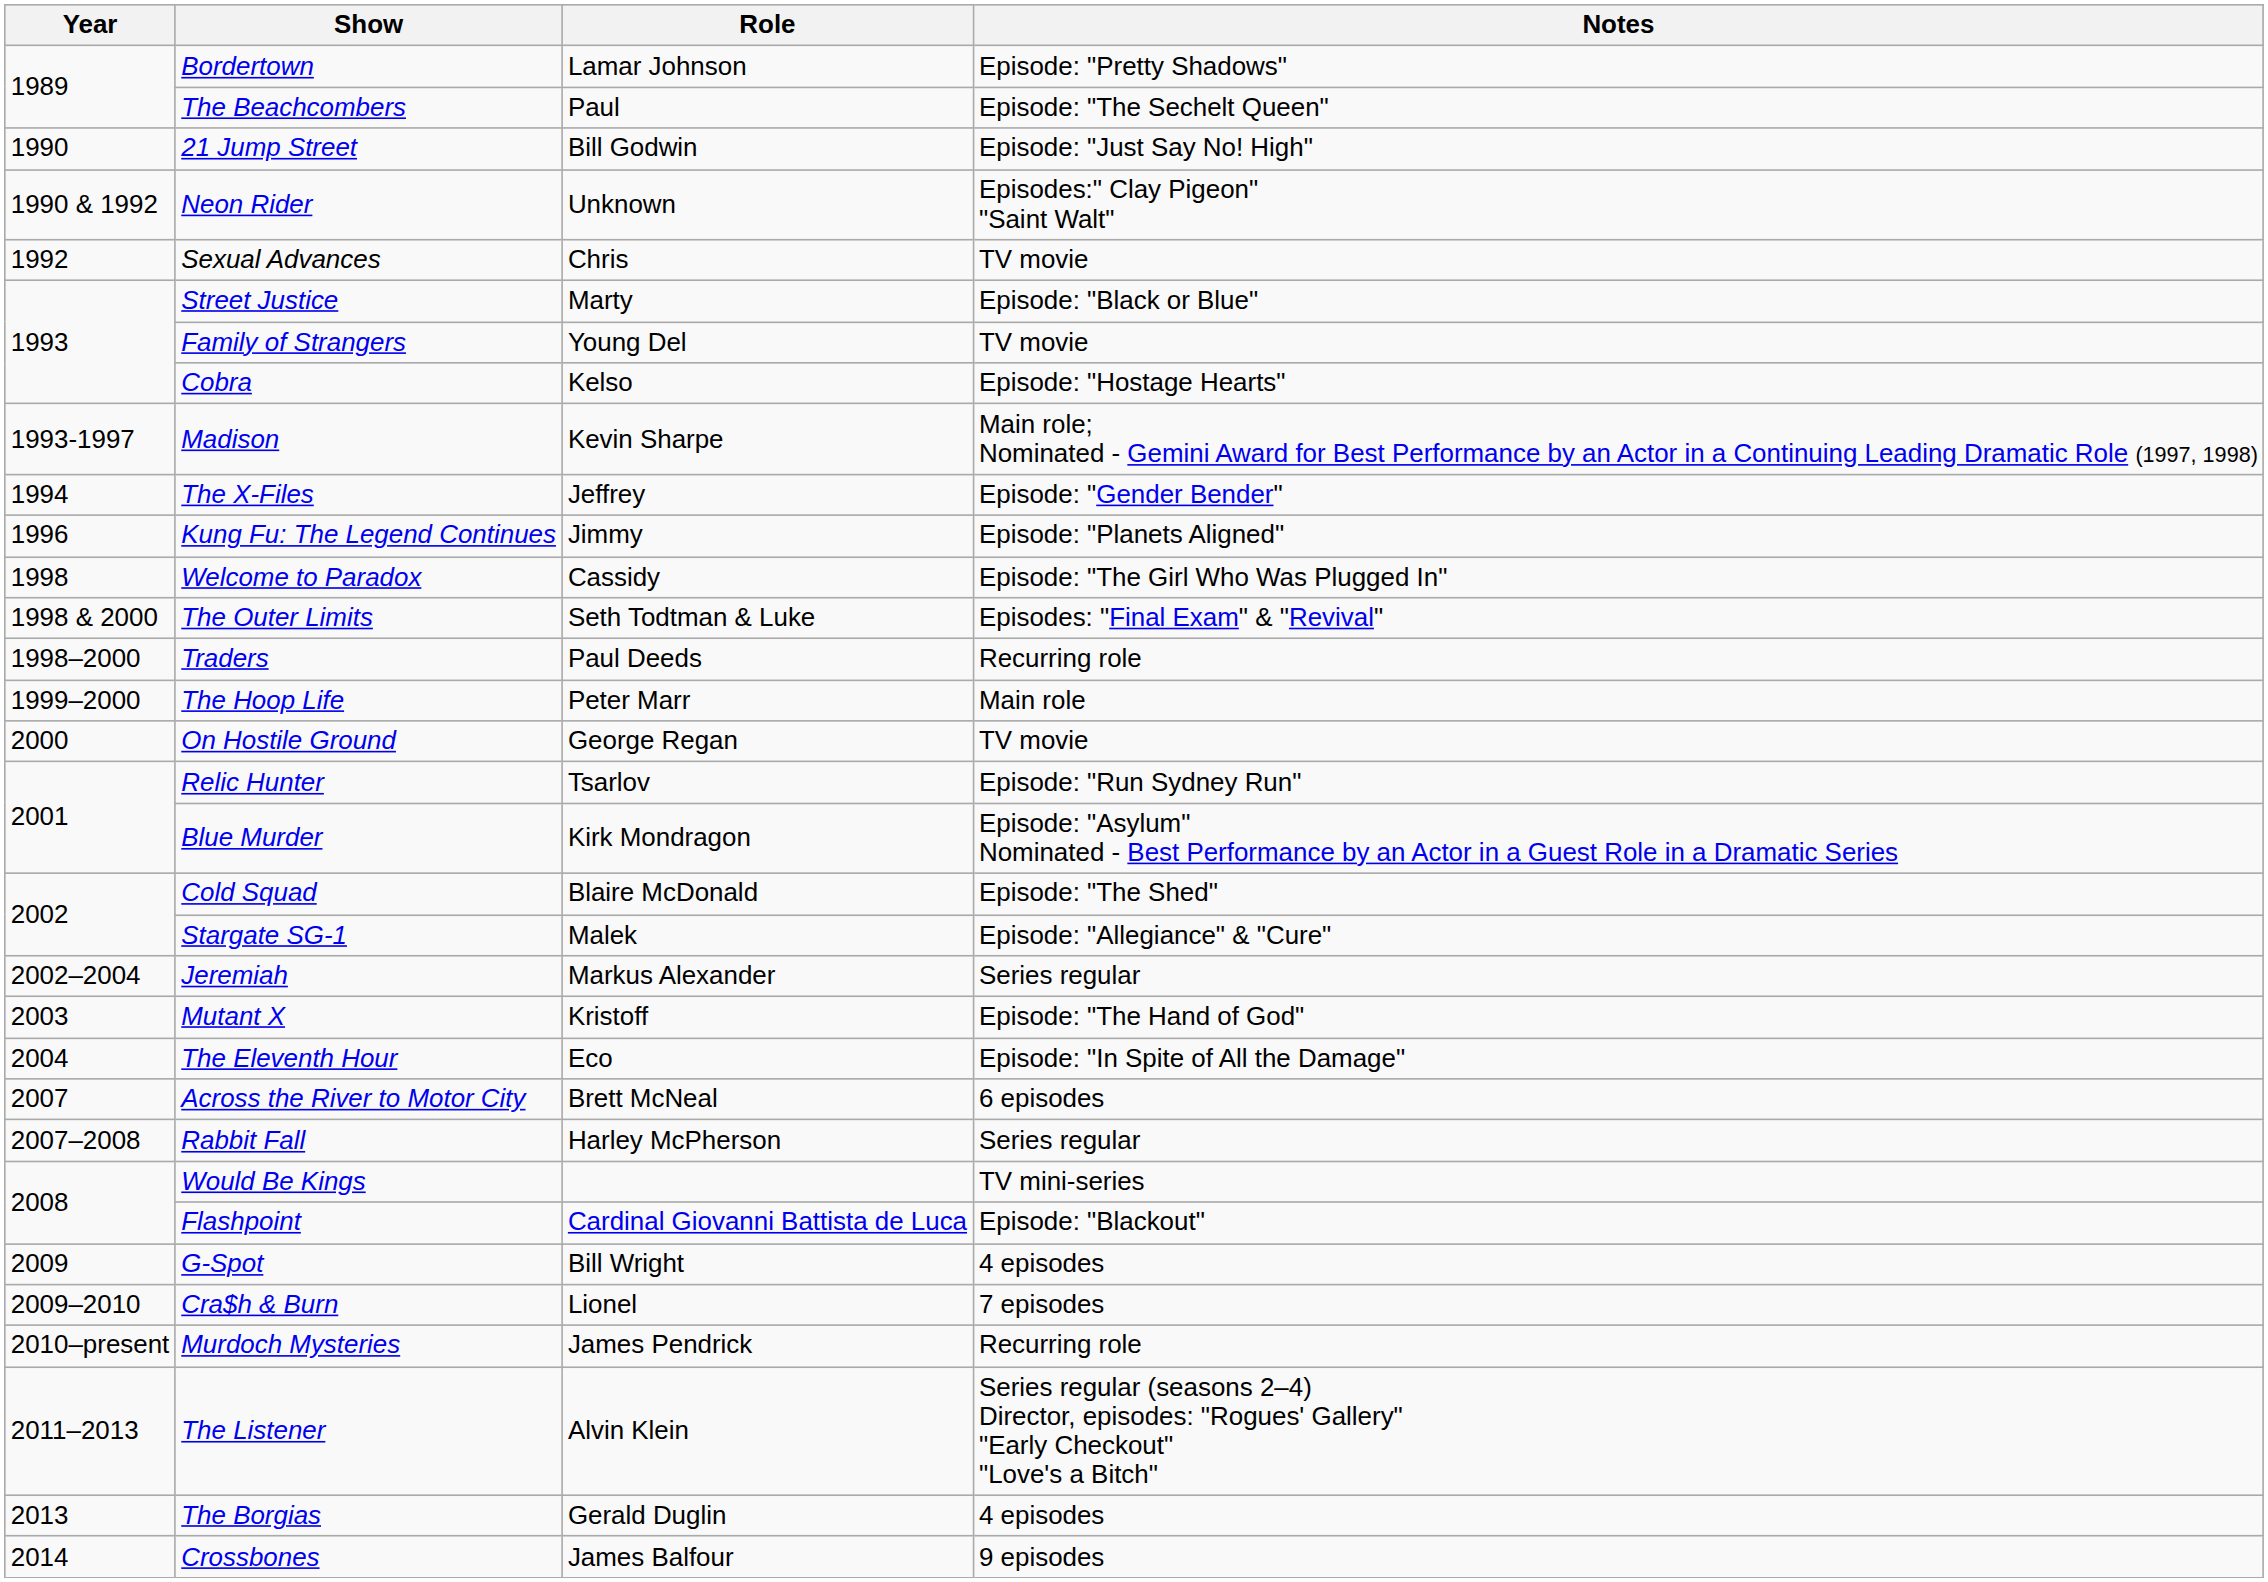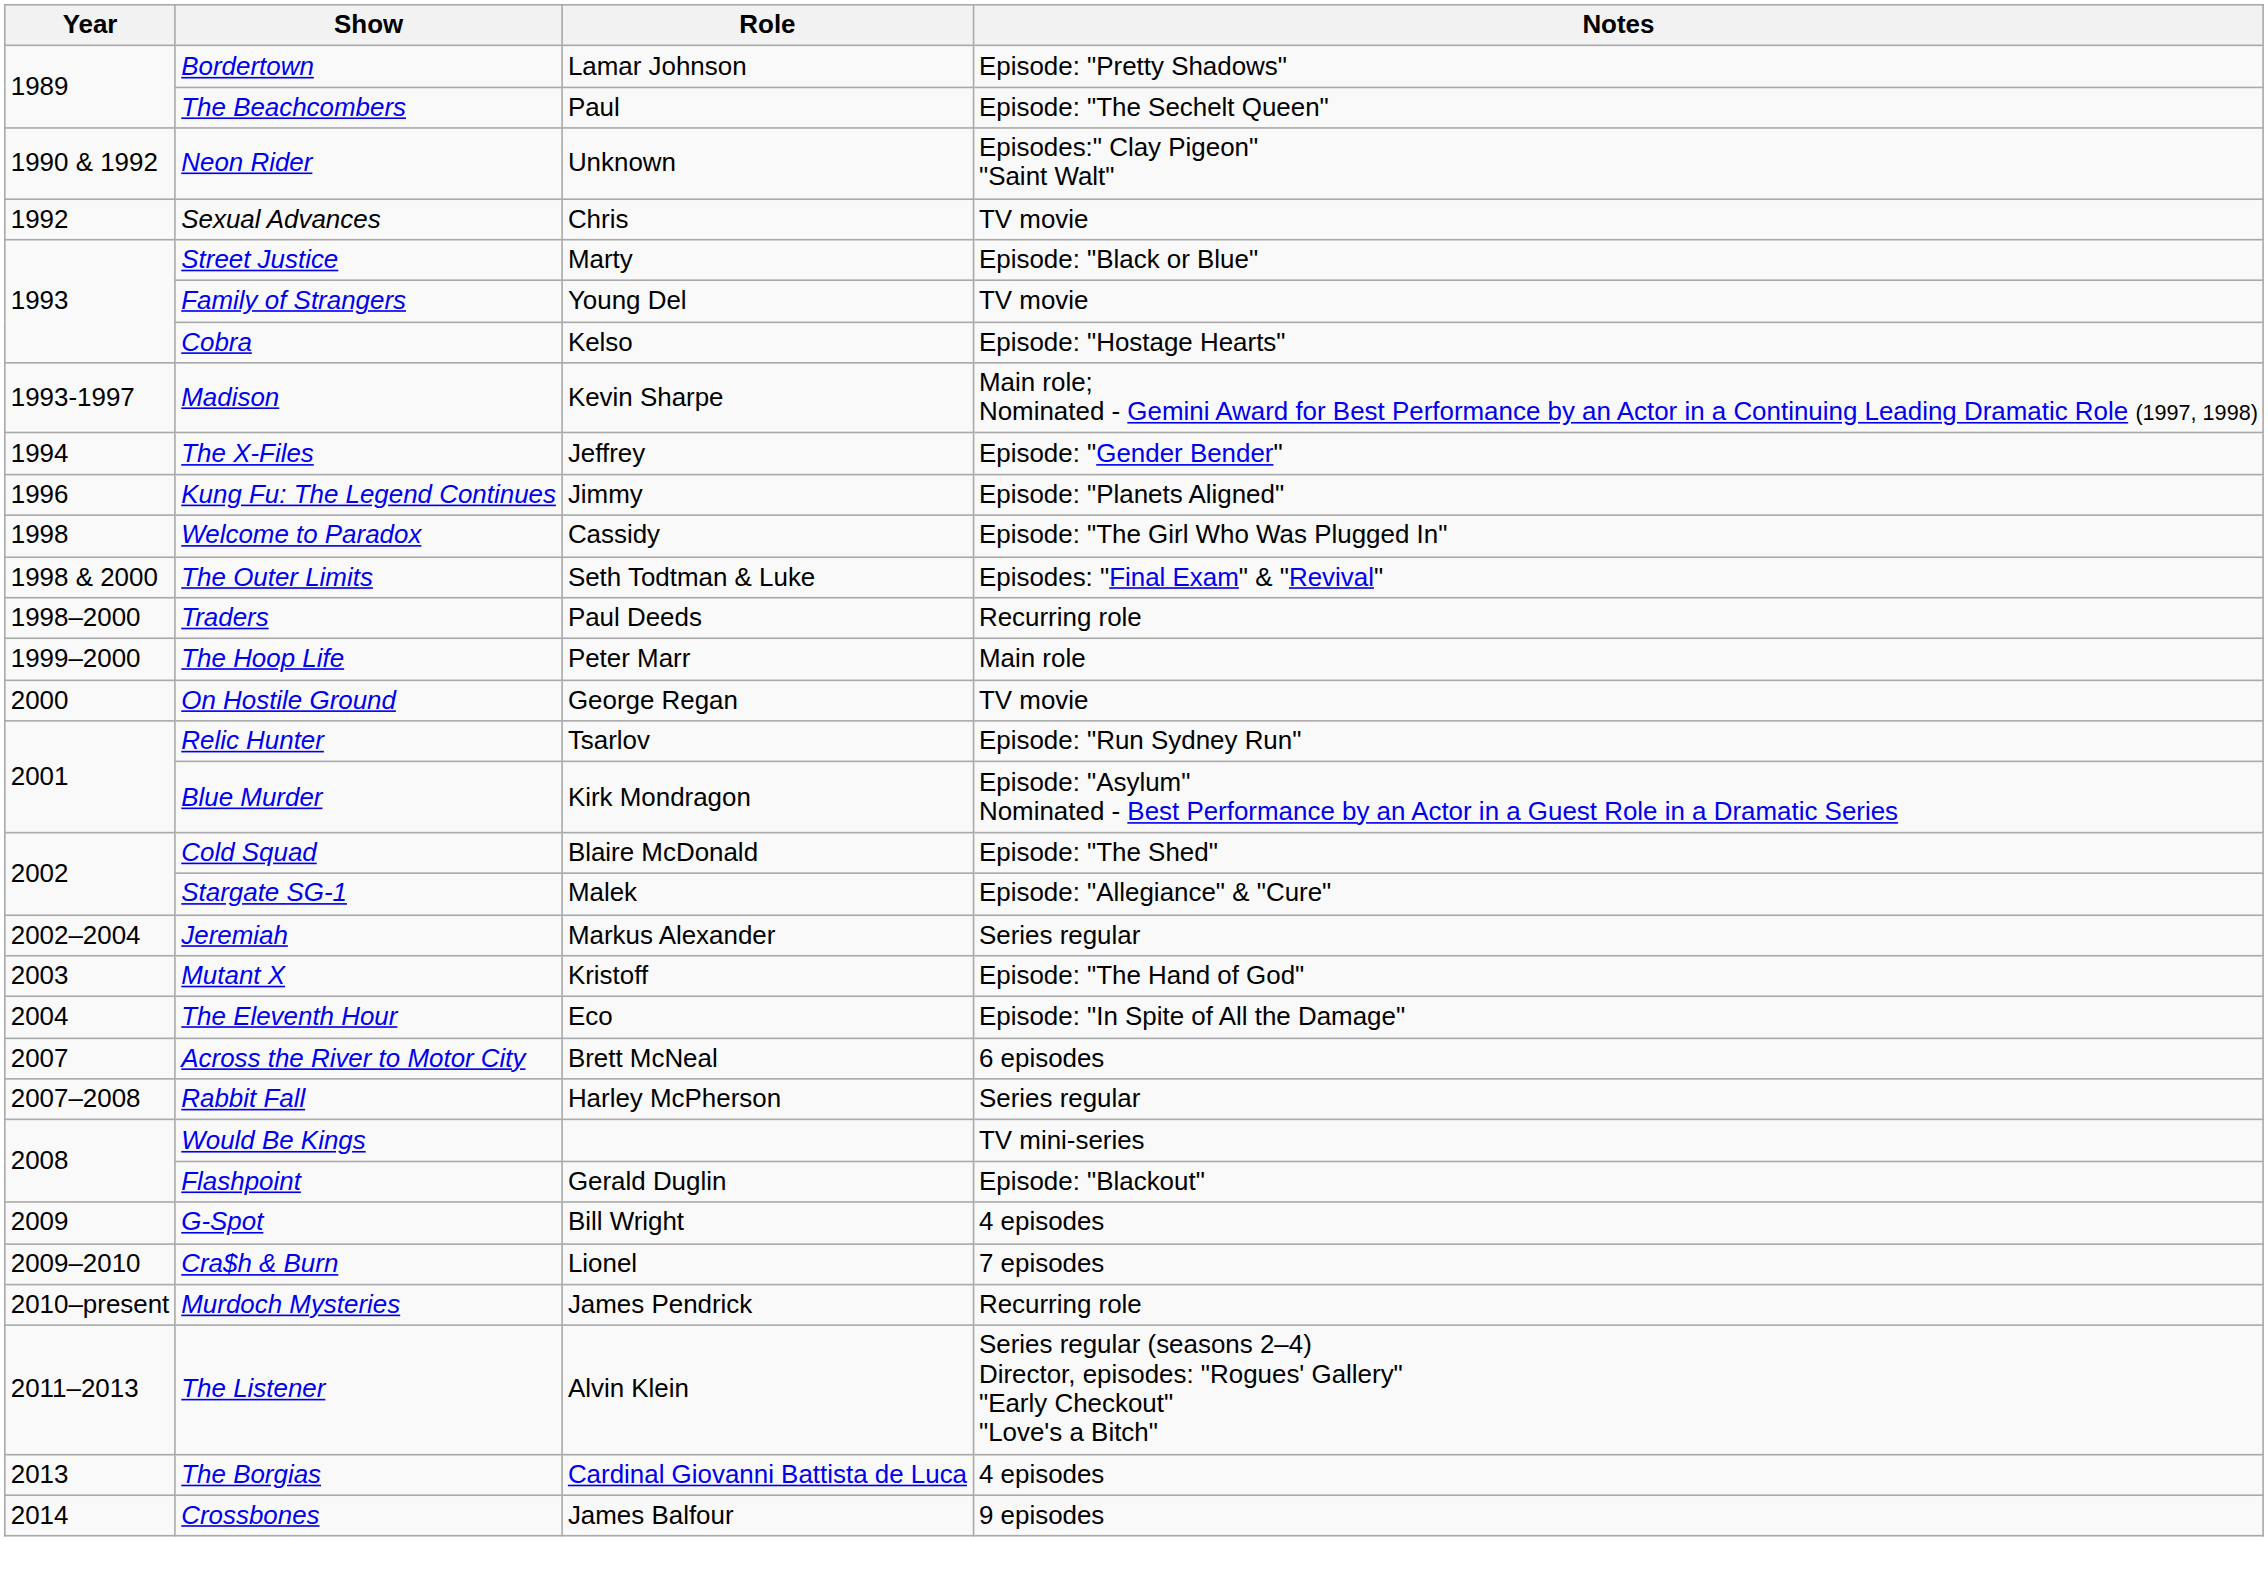- row: (269, 148)
(767, 1222) Cardinal Giovanni Battista de Luca -> (647, 1181) Gerald Duglin
(647, 1515) Gerald Duglin -> (767, 1474) Cardinal Giovanni Battista de Luca
